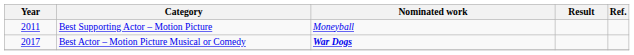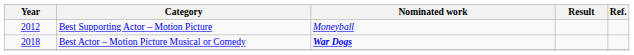(31, 27) 2011 -> (31, 27) 2012
(31, 42) 2017 -> (31, 42) 2018
